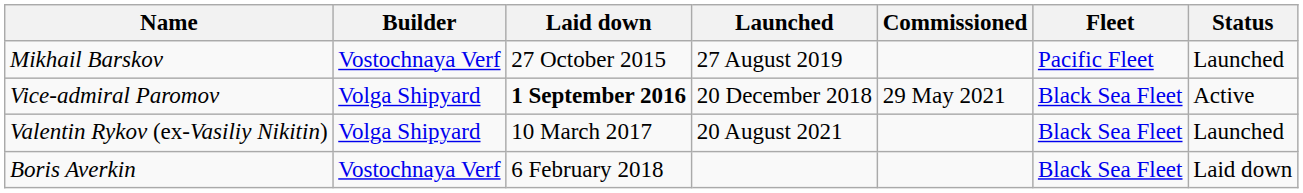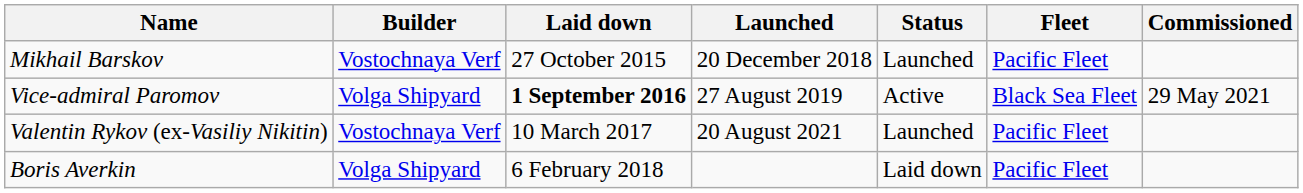columns swapped: (955, 22) <-> (1243, 22)
(770, 59) 27 August 2019 -> (784, 59) 20 December 2018
(784, 95) 20 December 2018 -> (770, 95) 27 August 2019
(409, 132) Volga Shipyard -> (419, 132) Vostochnaya Verf
(1110, 132) Black Sea Fleet -> (1050, 132) Pacific Fleet
(419, 168) Vostochnaya Verf -> (409, 168) Volga Shipyard
(1110, 168) Black Sea Fleet -> (1050, 168) Pacific Fleet
